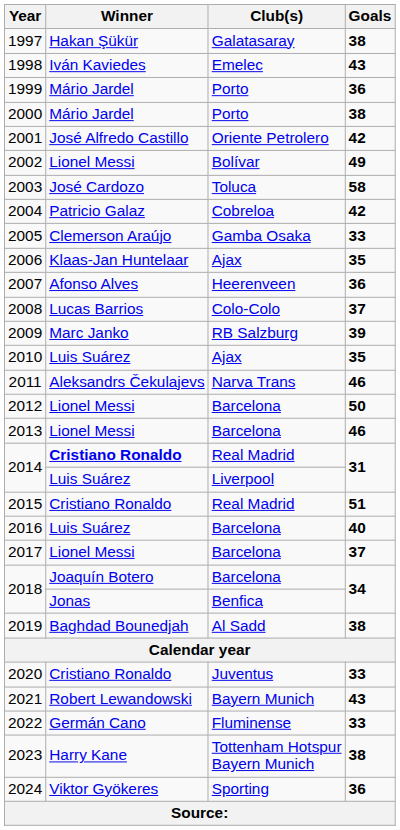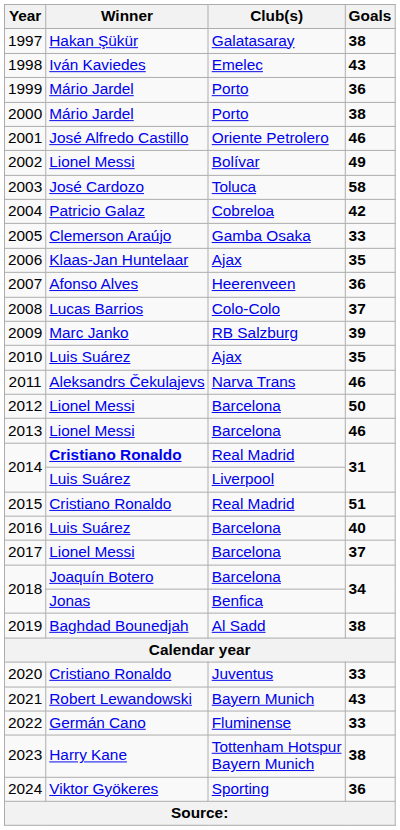(357, 138) 42 -> (357, 138) 46
